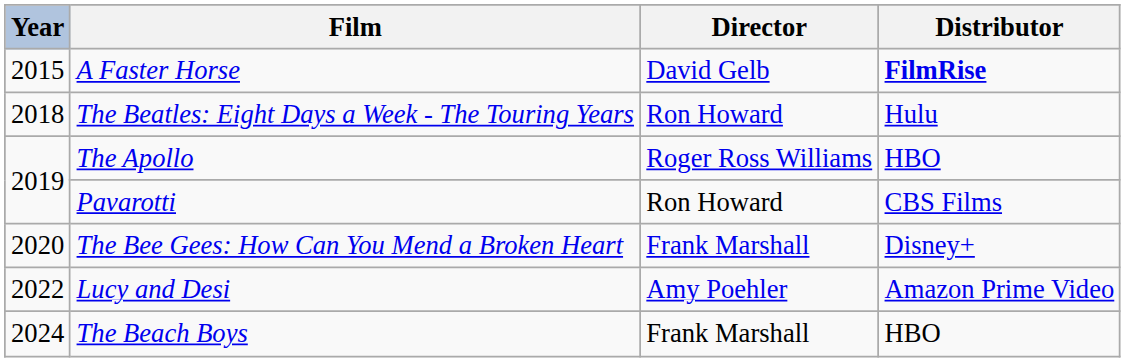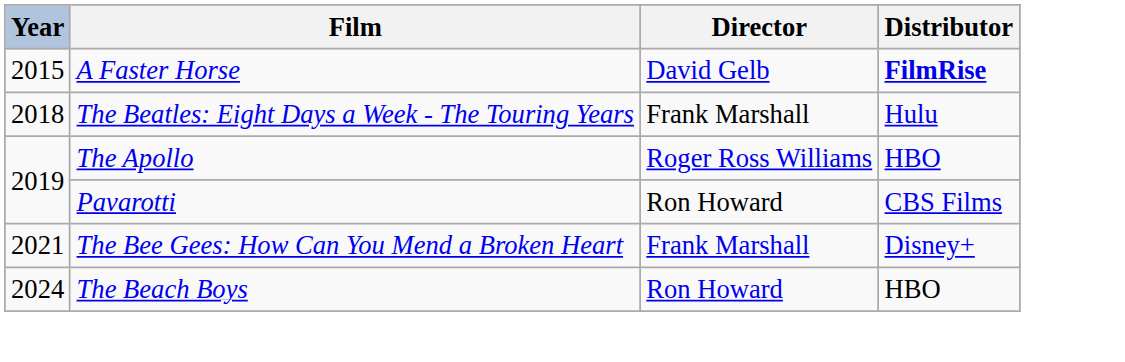(715, 114) Ron Howard -> (728, 114) Frank Marshall
(38, 245) 2020 -> (38, 245) 2021
- row: (153, 289)
(728, 333) Frank Marshall -> (715, 289) Ron Howard
